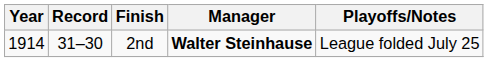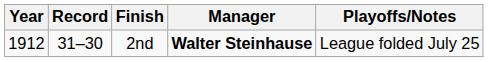(26, 43) 1914 -> (26, 43) 1912
